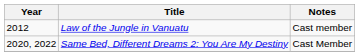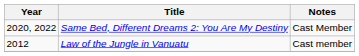rows swapped: (125, 28) <-> (174, 43)
